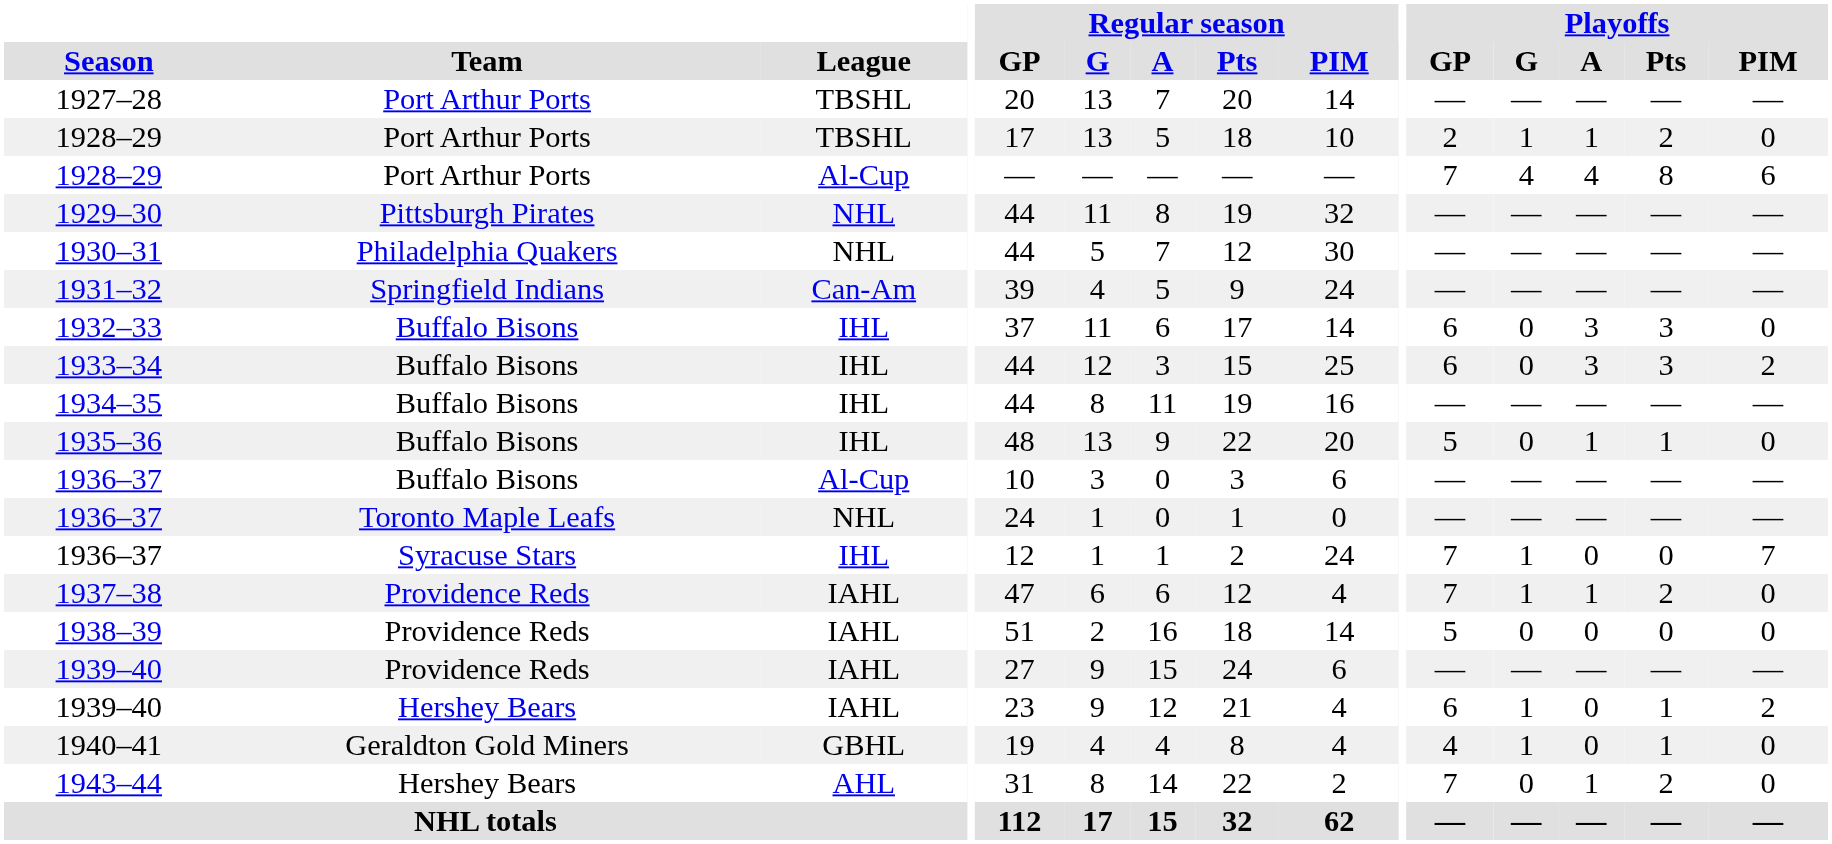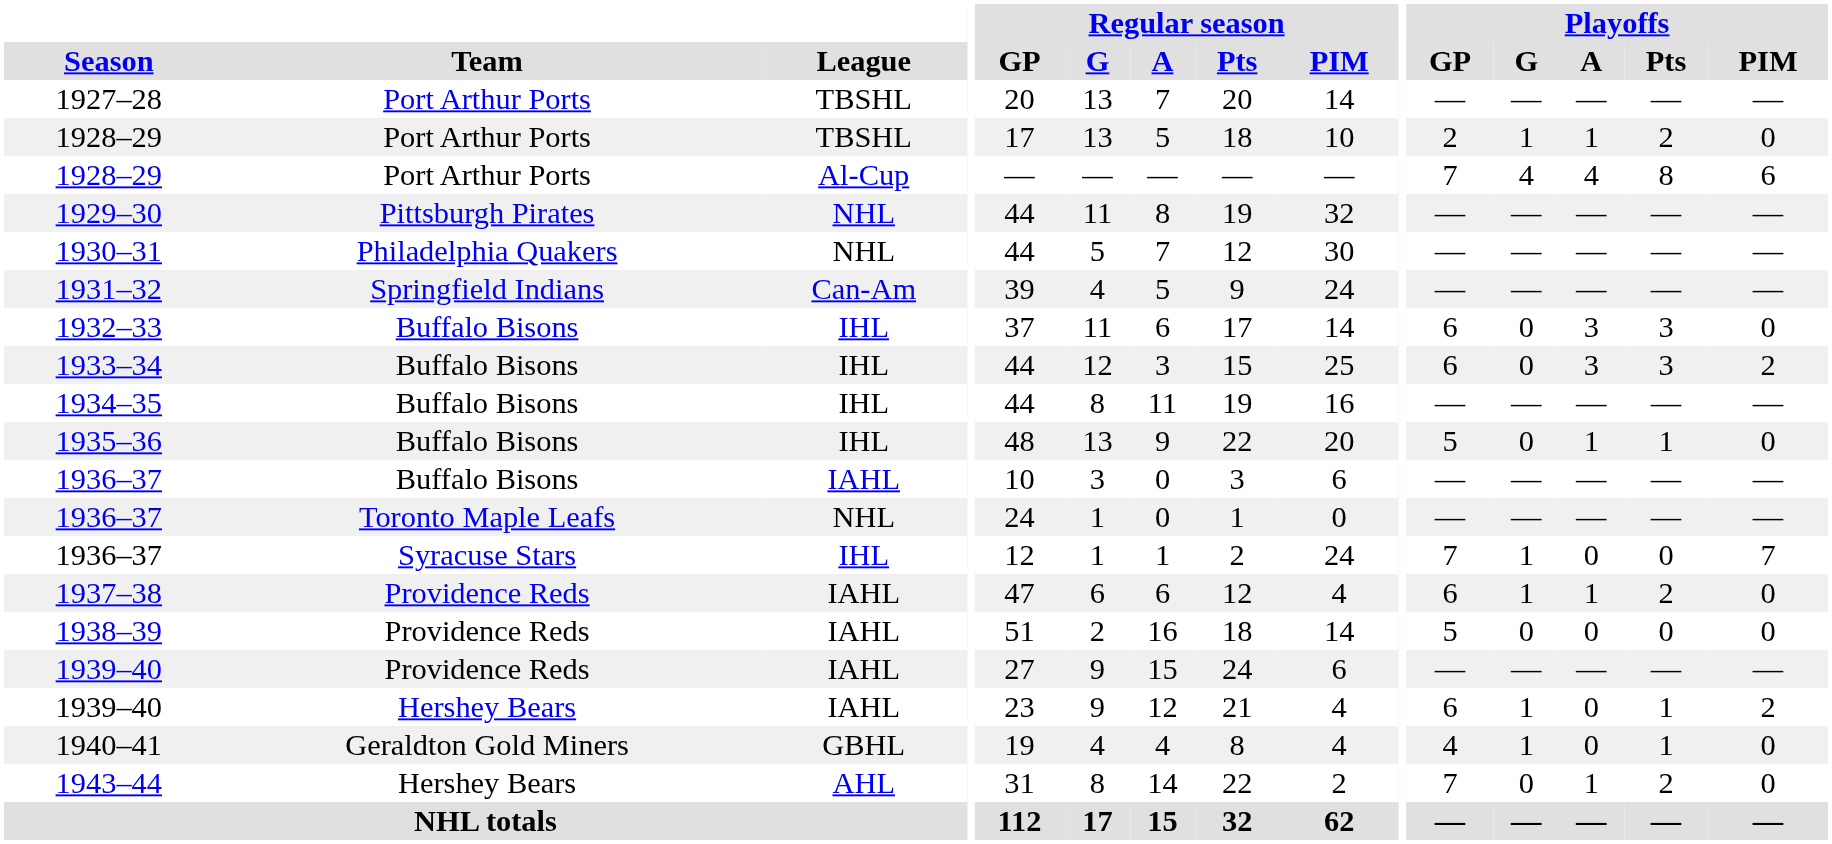(864, 478) Al-Cup -> (864, 478) IAHL
(1450, 592) 7 -> (1450, 592) 6
